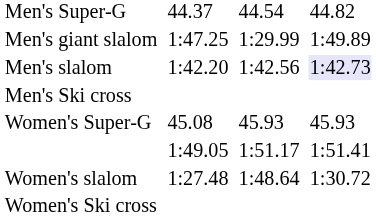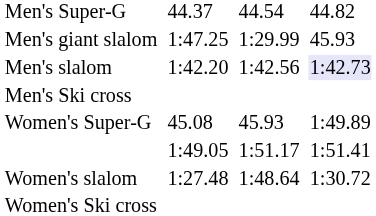(340, 39) 1:49.89 -> (332, 39) 45.93
(332, 122) 45.93 -> (340, 122) 1:49.89
